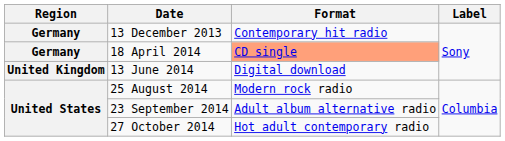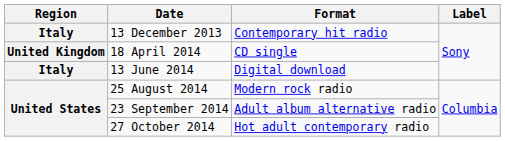(56, 33) Germany -> (56, 33) Italy
(56, 52) Germany -> (56, 52) United Kingdom
(266, 52) lightsalmon background -> (266, 52) no background
(56, 70) United Kingdom -> (56, 70) Italy
